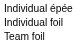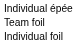rows swapped: (34, 22) <-> (24, 37)
